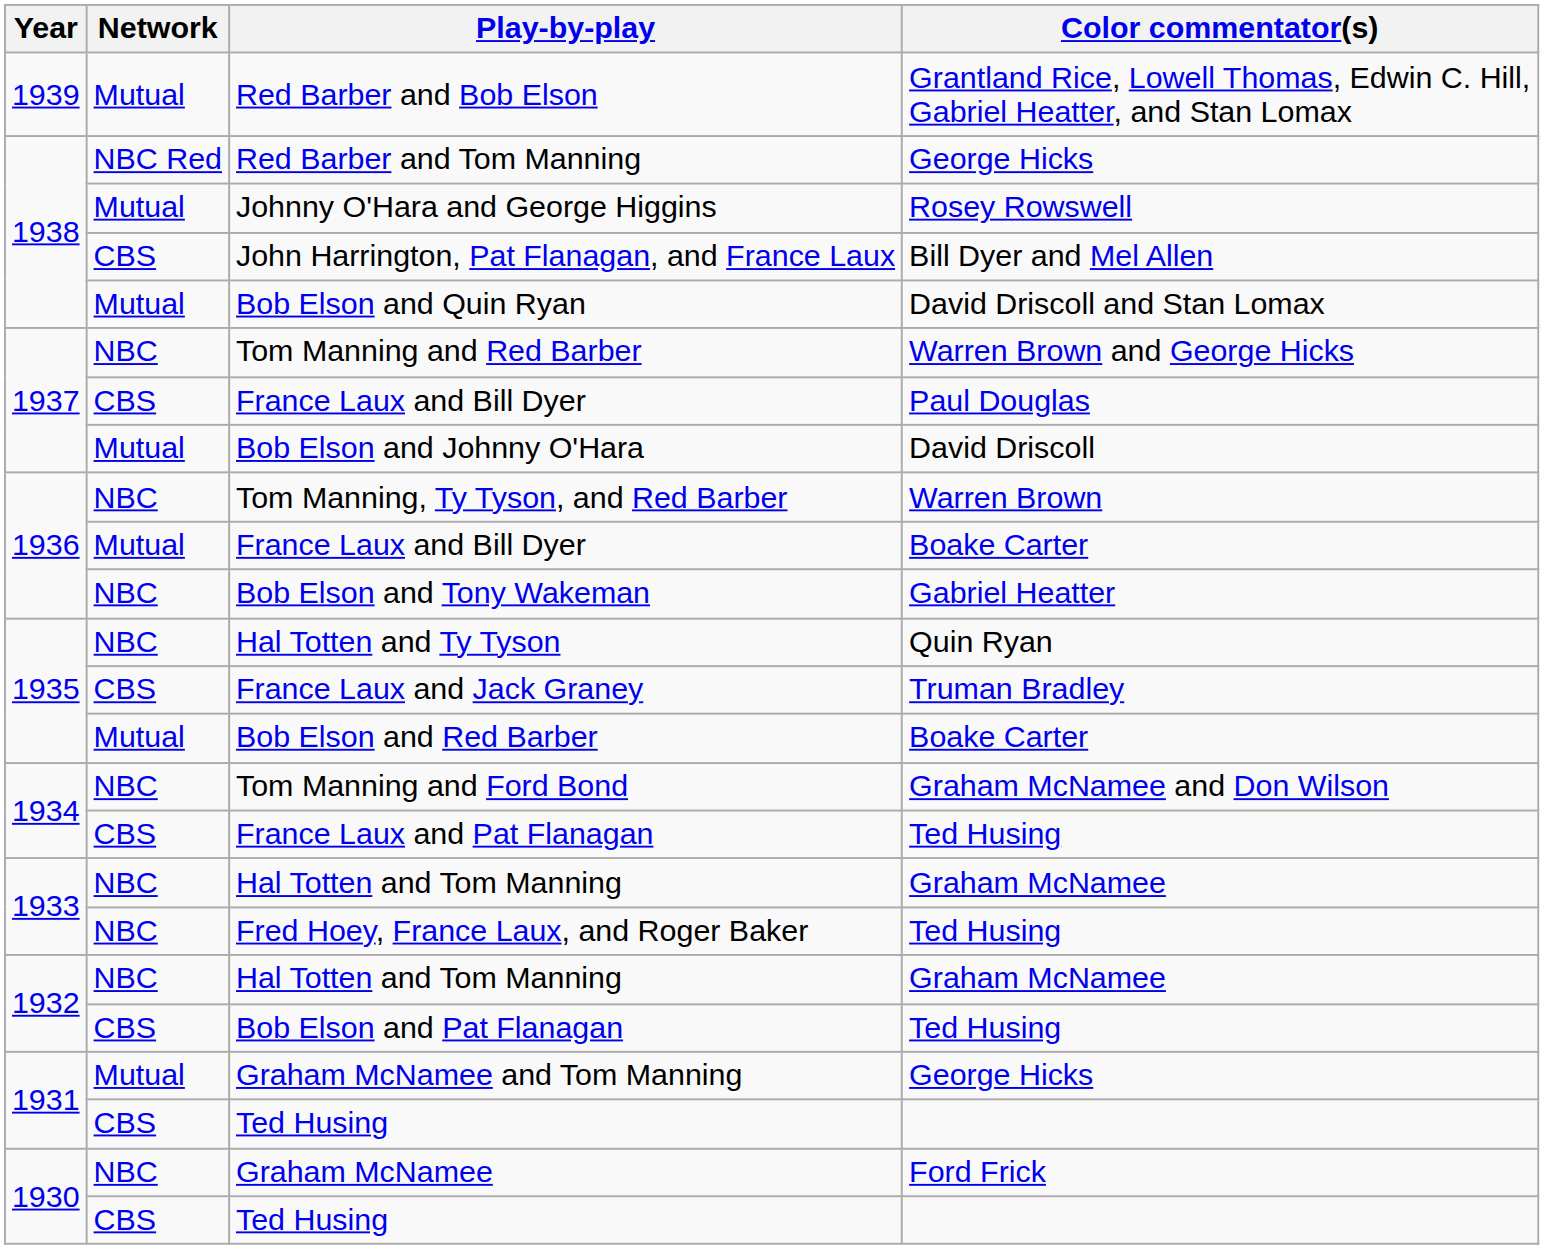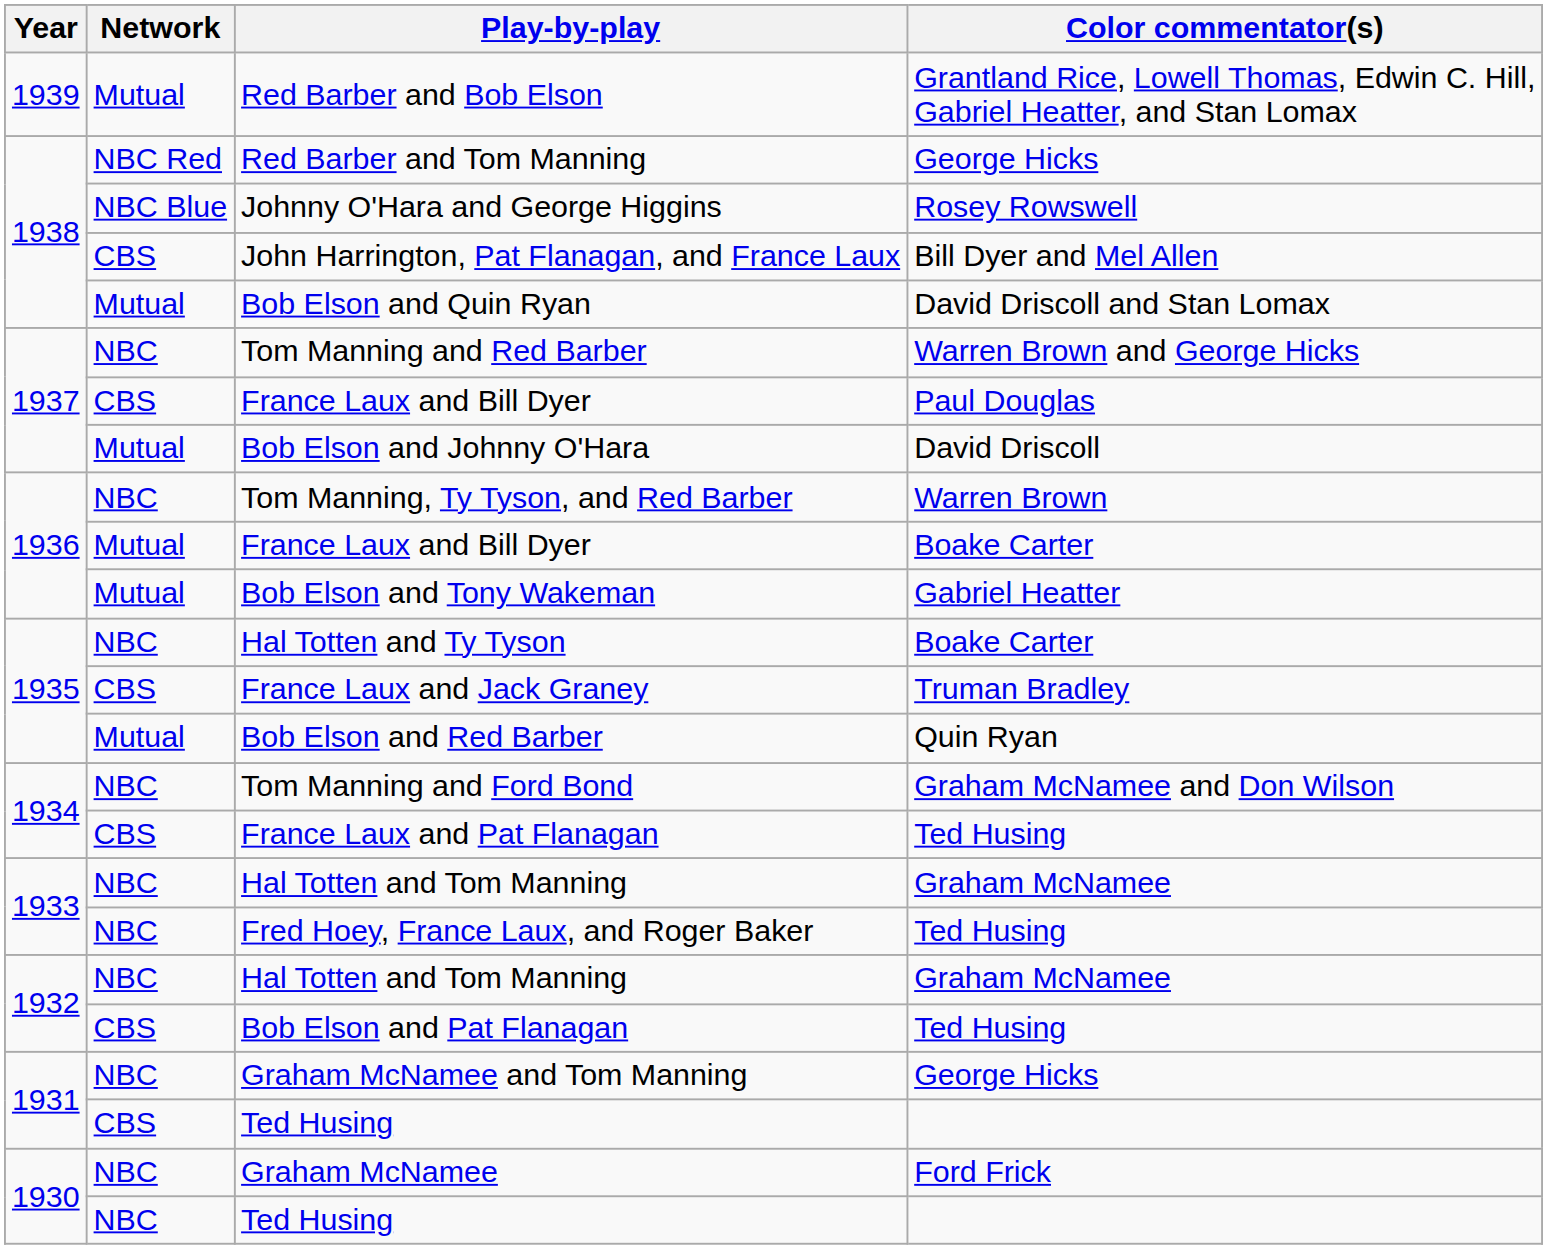(139, 207) Mutual -> (160, 207) NBC Blue
(126, 593) NBC -> (139, 593) Mutual
(981, 641) Quin Ryan -> (1004, 641) Boake Carter
(999, 737) Boake Carter -> (986, 737) Quin Ryan
(139, 1075) Mutual -> (126, 1075) NBC
(125, 1219) CBS -> (126, 1219) NBC
